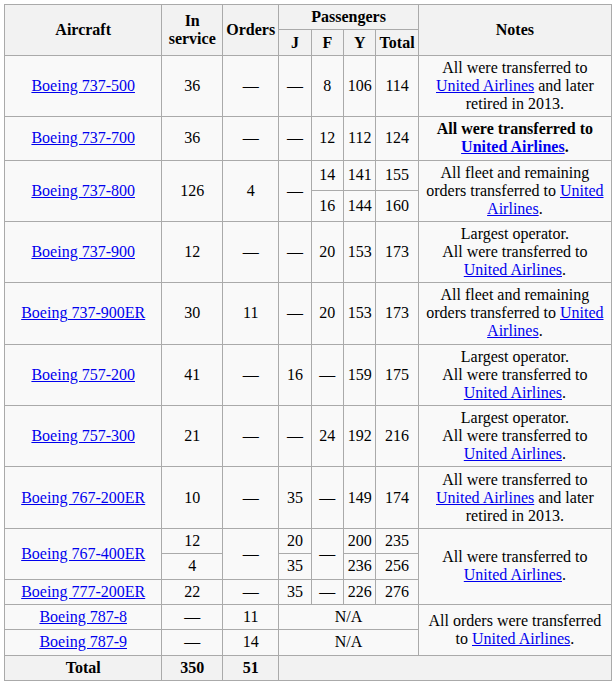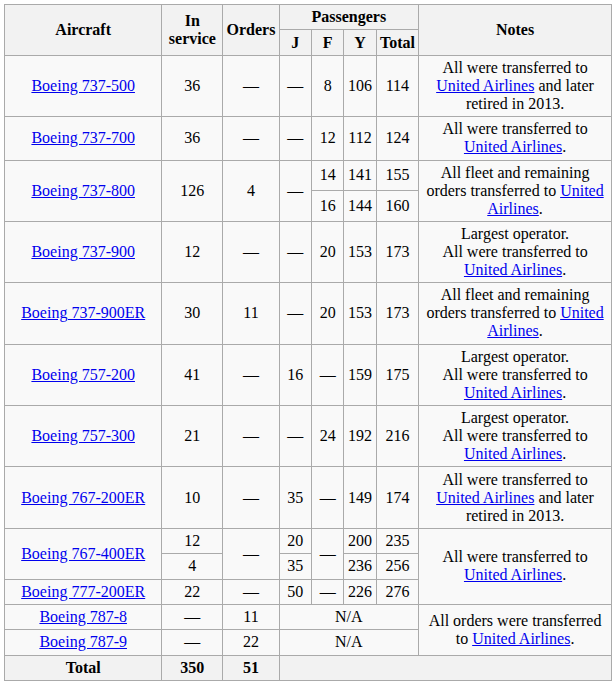(515, 138) bold -> (515, 138) normal
(295, 591) 35 -> (295, 591) 50
(251, 642) 14 -> (251, 642) 22
